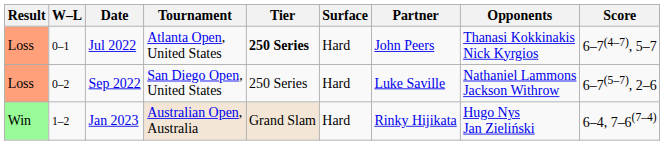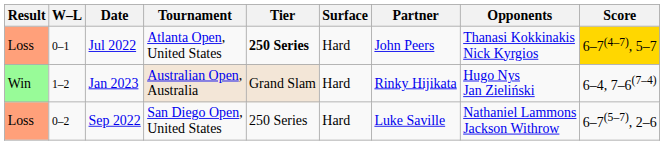(620, 45) no background -> (620, 45) gold background
rows swapped: (115, 83) <-> (113, 120)
